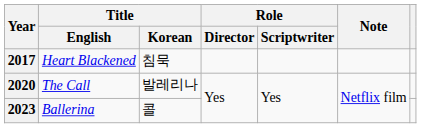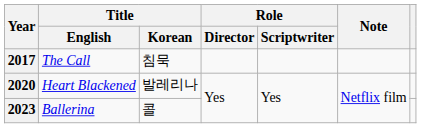(89, 60) Heart Blackened -> (66, 60) The Call
(66, 85) The Call -> (89, 85) Heart Blackened
